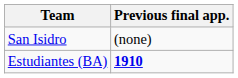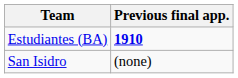rows swapped: (37, 38) <-> (58, 61)
